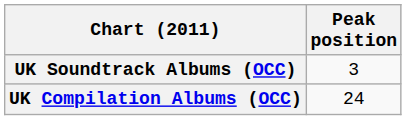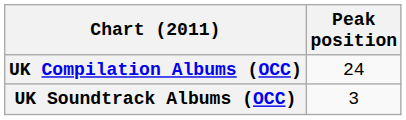rows swapped: (155, 99) <-> (155, 70)
